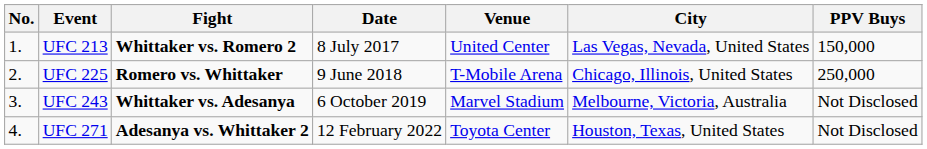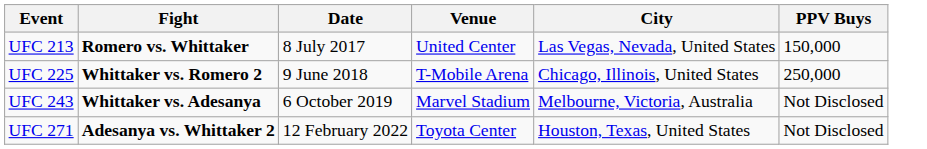- column: (22, 18)
(206, 46) Whittaker vs. Romero 2 -> (165, 46) Romero vs. Whittaker
(199, 74) Romero vs. Whittaker -> (172, 74) Whittaker vs. Romero 2
